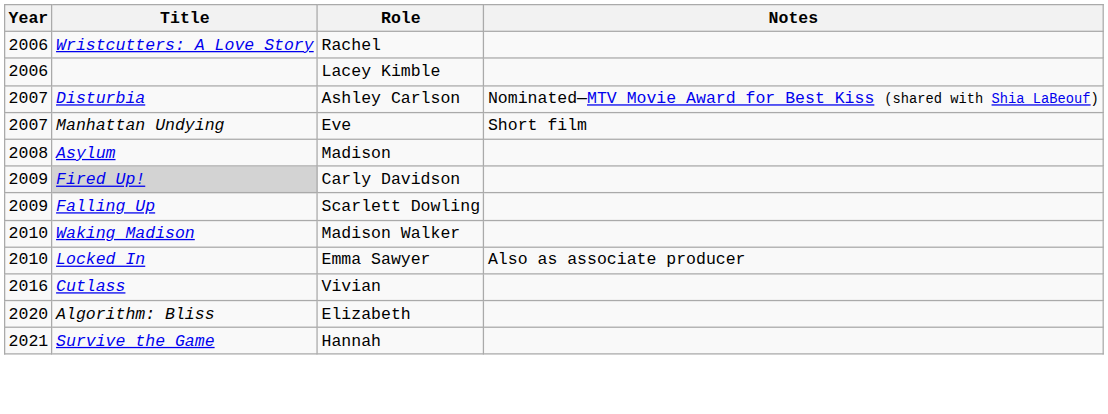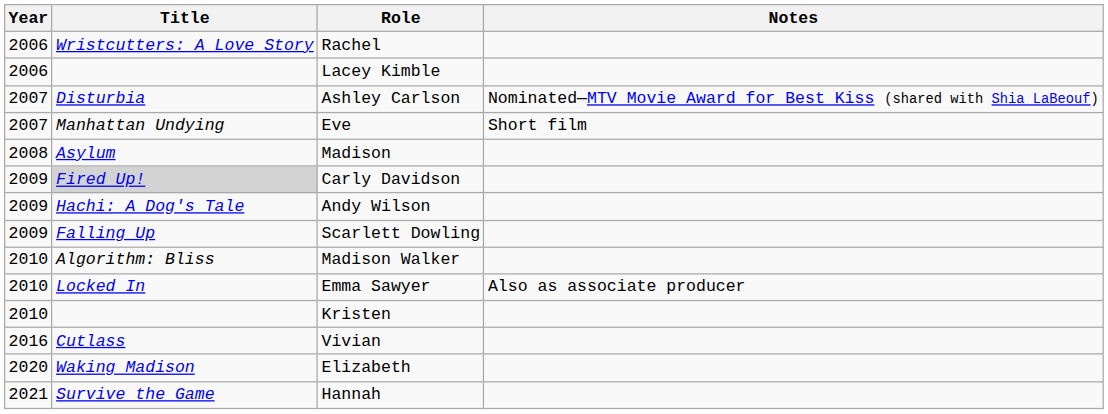+ row: (376, 206)
(125, 233) Waking Madison -> (135, 260) Algorithm: Bliss
+ row: (356, 314)
(135, 314) Algorithm: Bliss -> (125, 368) Waking Madison
